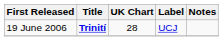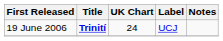(132, 28) 28 -> (132, 28) 24
